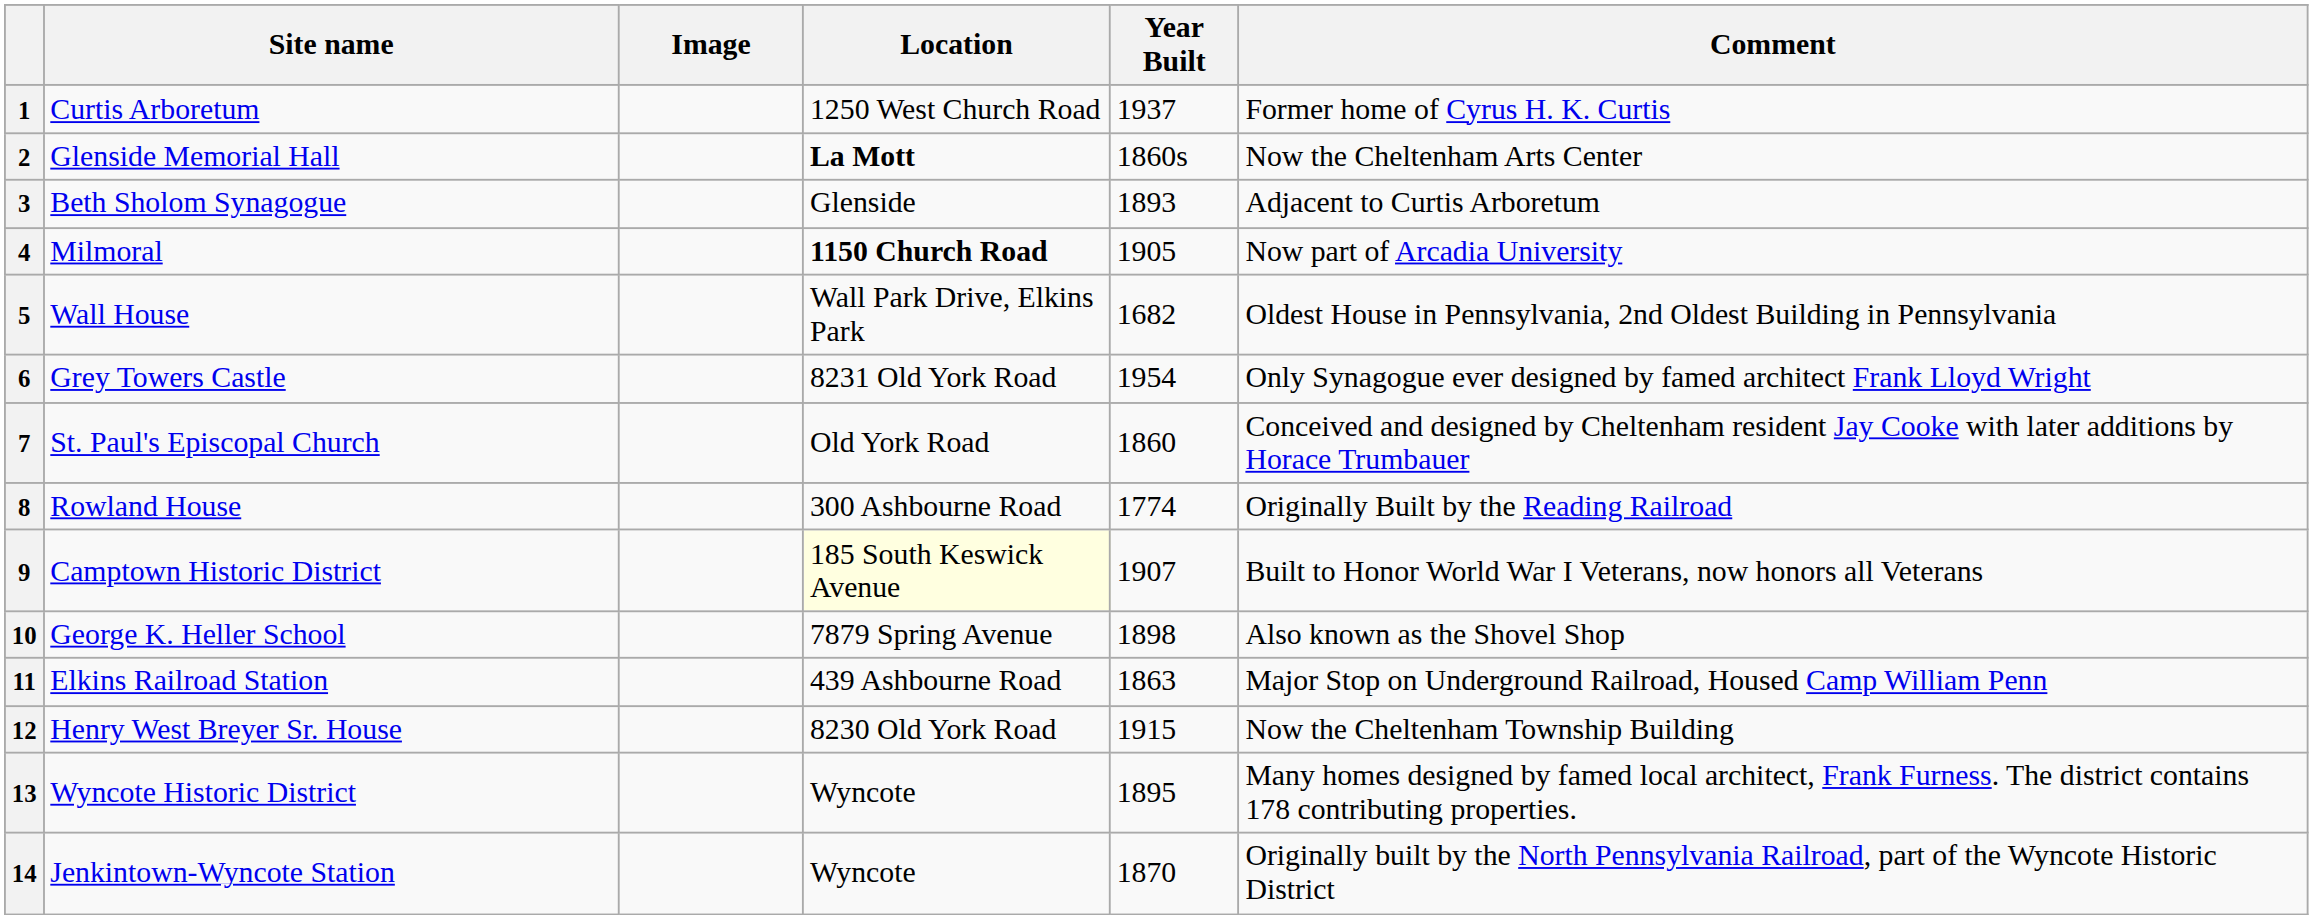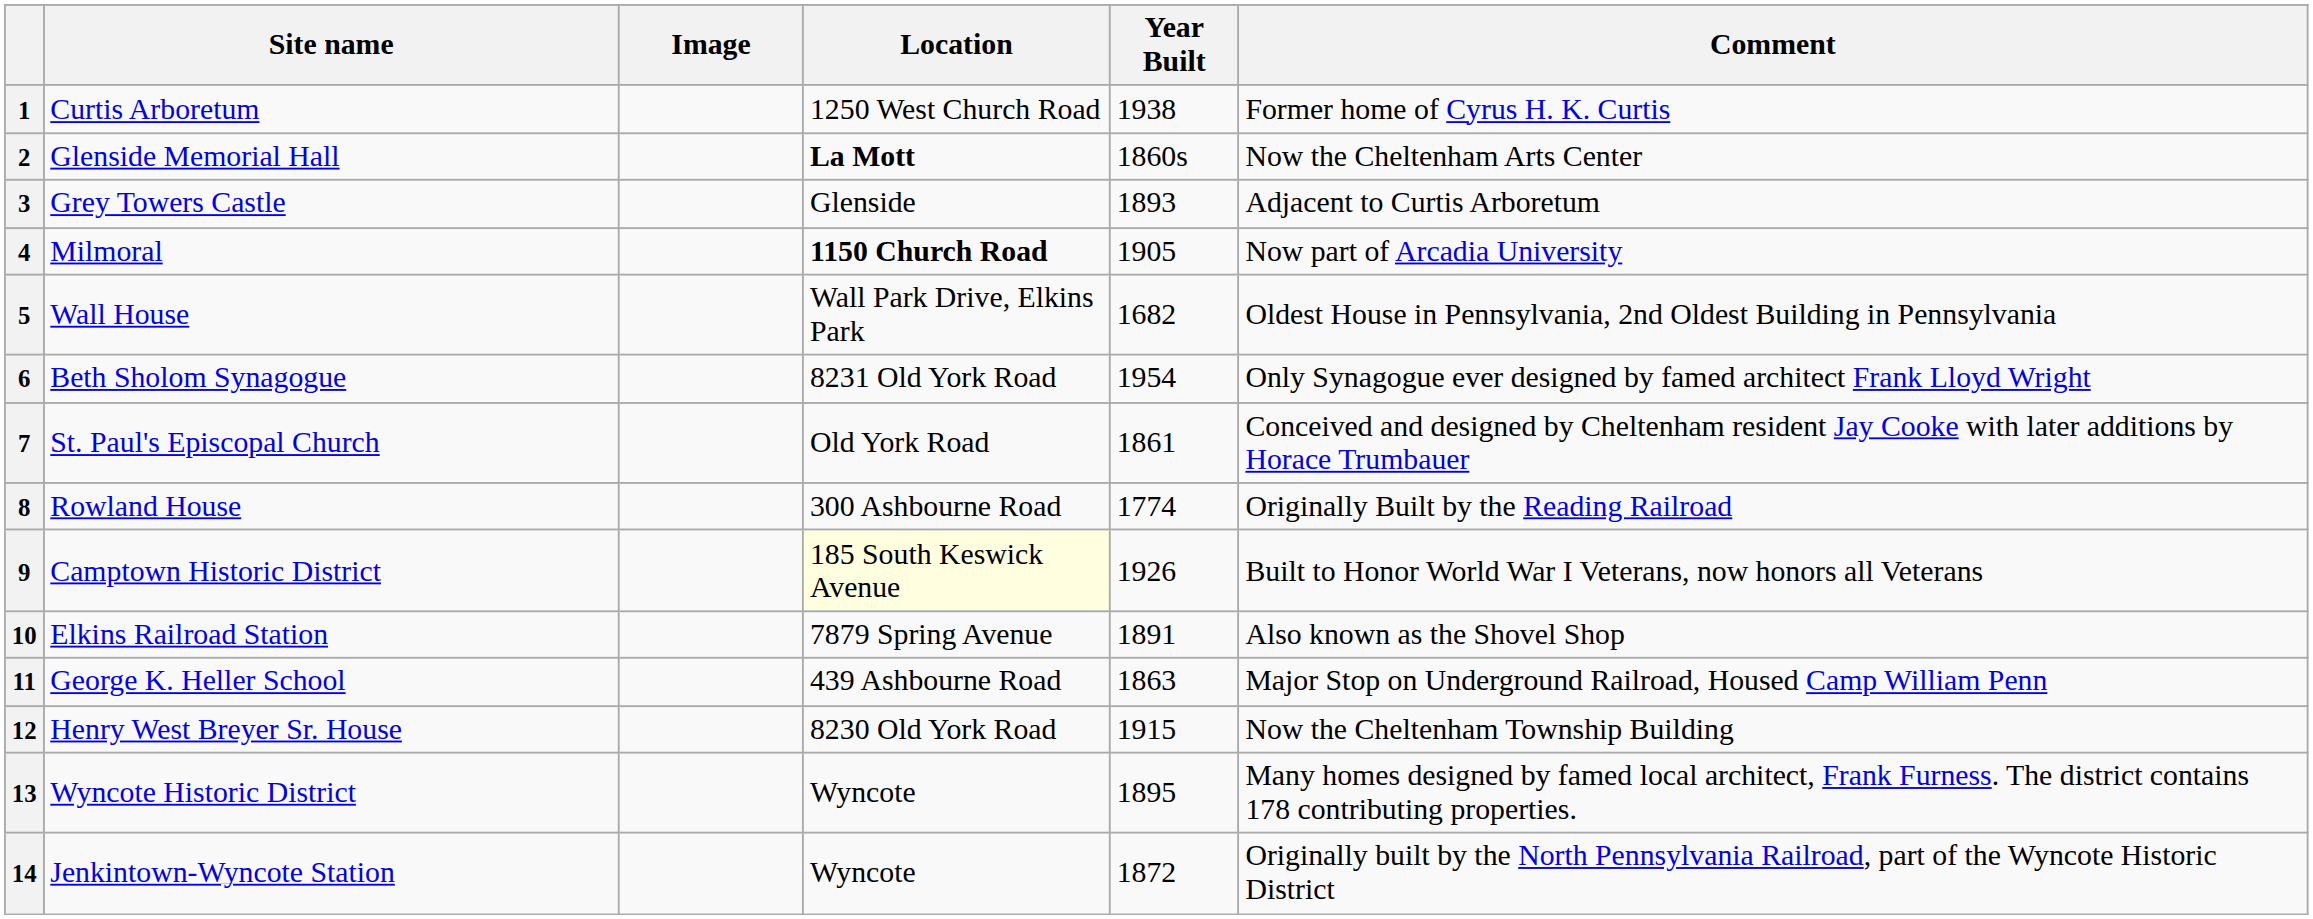(1146, 108) 1937 -> (1146, 108) 1938
(198, 203) Beth Sholom Synagogue -> (168, 203) Grey Towers Castle
(168, 378) Grey Towers Castle -> (198, 378) Beth Sholom Synagogue
(1146, 442) 1860 -> (1146, 442) 1861
(1146, 570) 1907 -> (1146, 570) 1926
(198, 633) George K. Heller School -> (189, 633) Elkins Railroad Station
(1146, 633) 1898 -> (1146, 633) 1891
(189, 681) Elkins Railroad Station -> (198, 681) George K. Heller School
(1146, 873) 1870 -> (1146, 873) 1872
